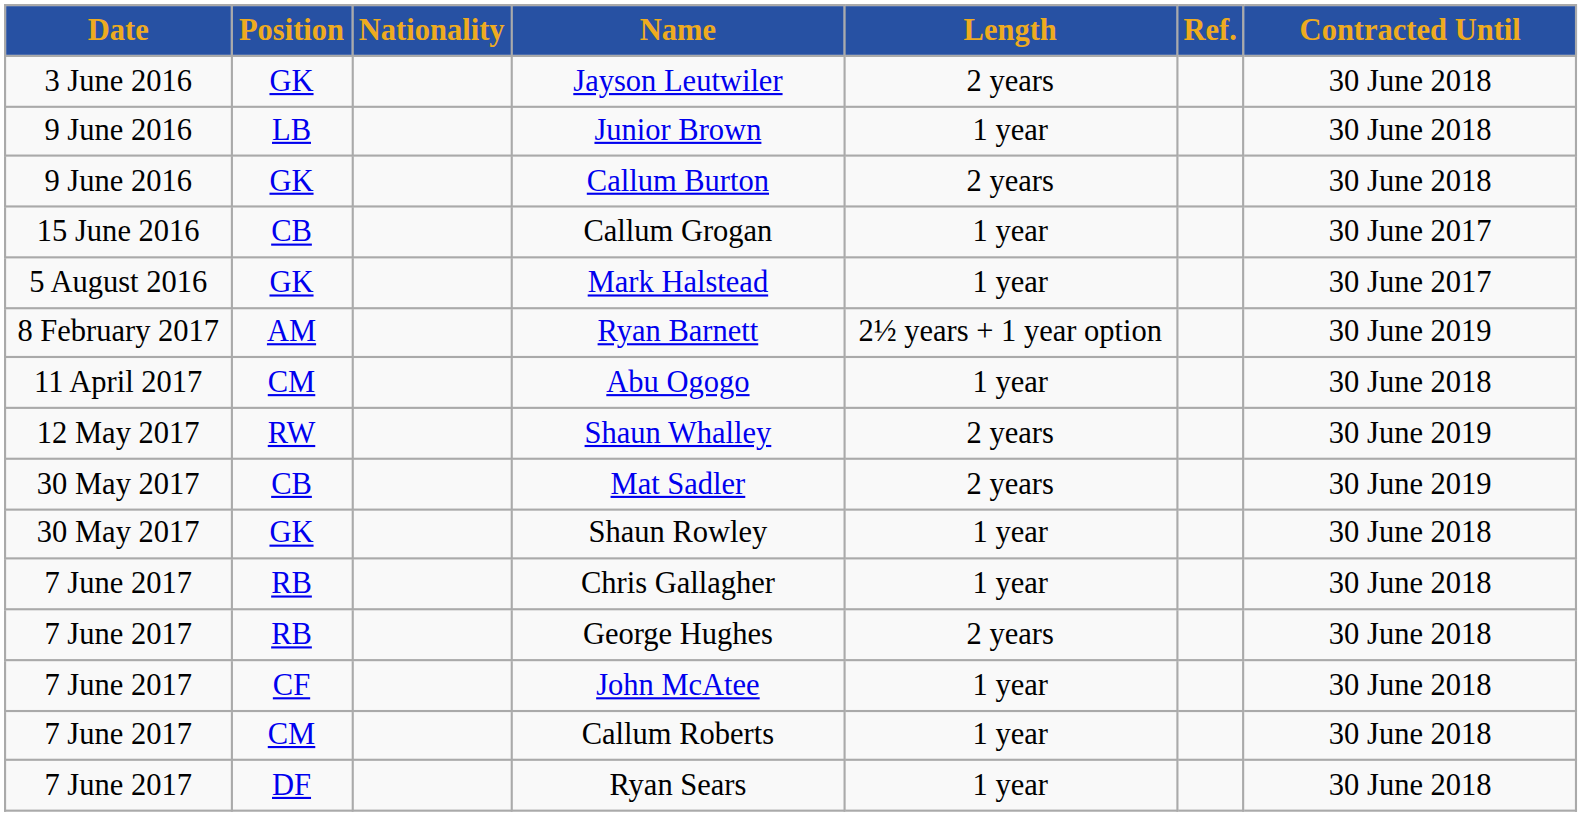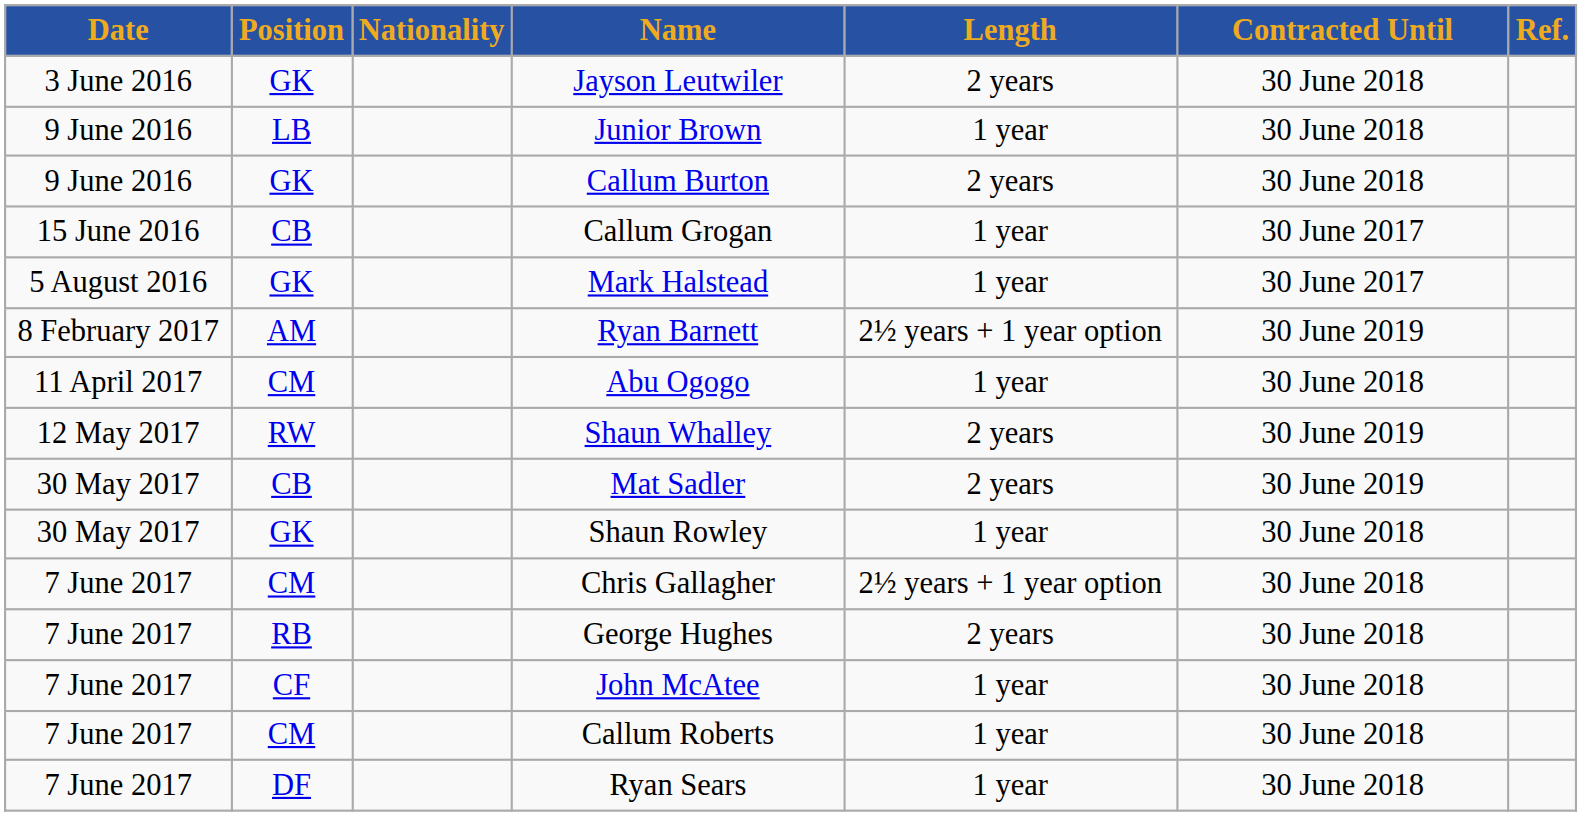columns swapped: (1410, 30) <-> (1210, 30)
(292, 583) RB -> (292, 583) CM
(1010, 583) 1 year -> (1010, 583) 2½ years + 1 year option
